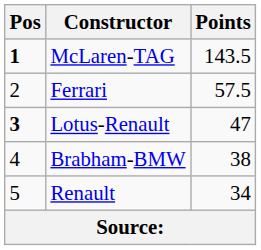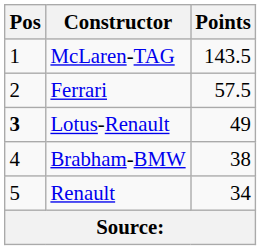(15, 56) bold -> (15, 56) normal
(240, 124) 47 -> (240, 124) 49
